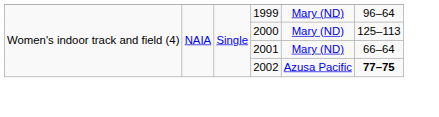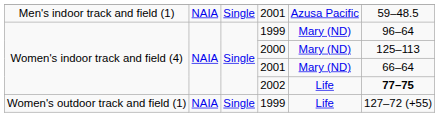+ row: (97, 13)
(318, 67) Azusa Pacific -> (325, 85) Life
+ row: (97, 103)
